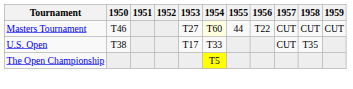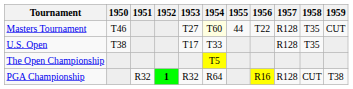(286, 28) CUT -> (287, 28) R128
(310, 28) CUT -> (312, 28) T35
(286, 44) CUT -> (287, 44) R128
+ row: (46, 76)
